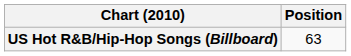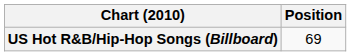(313, 39) 63 -> (313, 39) 69
